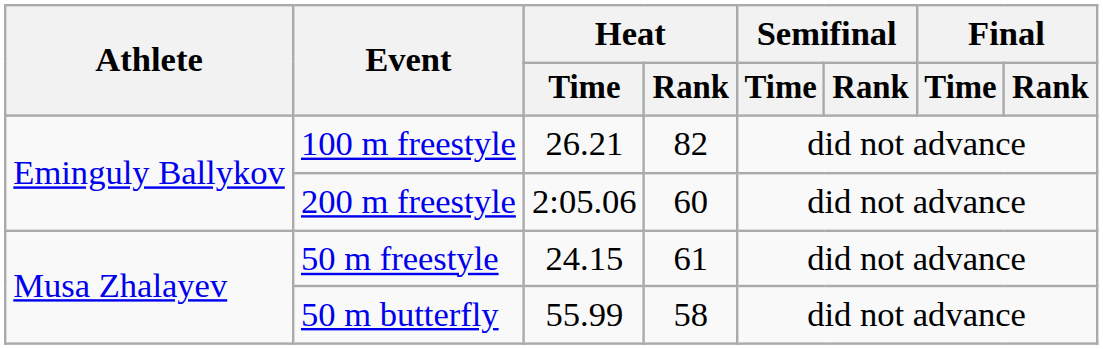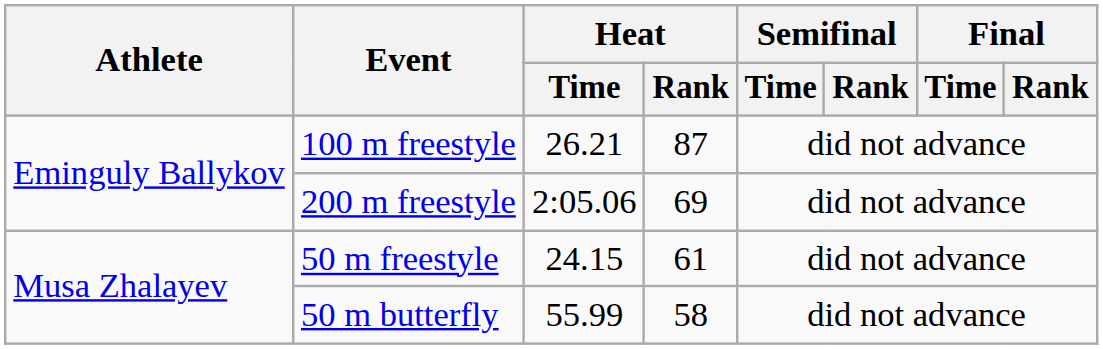(691, 144) 82 -> (691, 144) 87
(691, 201) 60 -> (691, 201) 69
